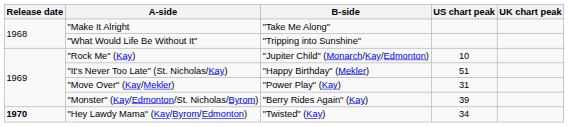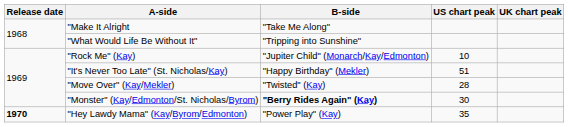(302, 85) "Power Play" (Kay) -> (294, 85) "Twisted" (Kay)
(464, 85) 31 -> (464, 85) 28
(315, 100) normal -> (320, 100) bold
(464, 100) 39 -> (464, 100) 30
(294, 115) "Twisted" (Kay) -> (302, 115) "Power Play" (Kay)
(464, 115) 34 -> (464, 115) 35
